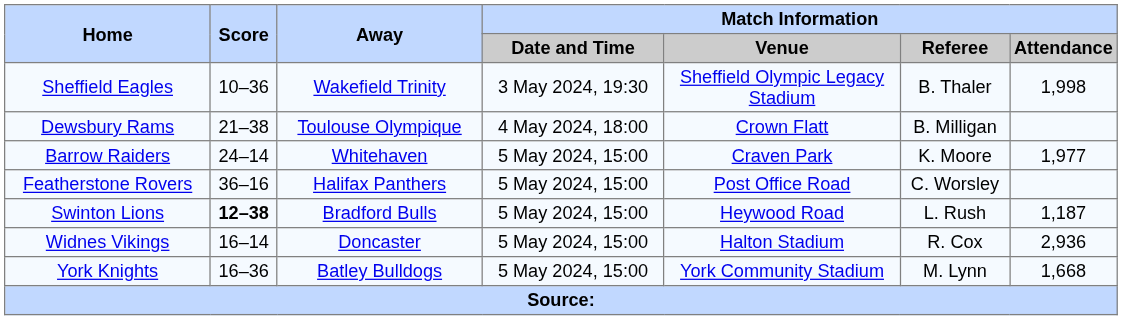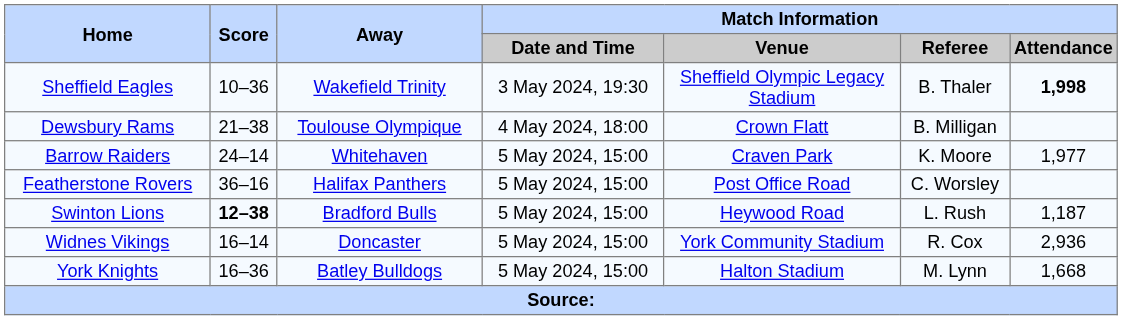(1063, 87) normal -> (1063, 87) bold
(782, 242) Halton Stadium -> (782, 242) York Community Stadium
(782, 271) York Community Stadium -> (782, 271) Halton Stadium
